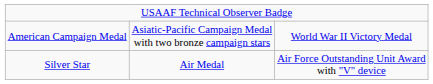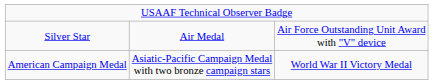rows swapped: (67, 65) <-> (67, 36)
